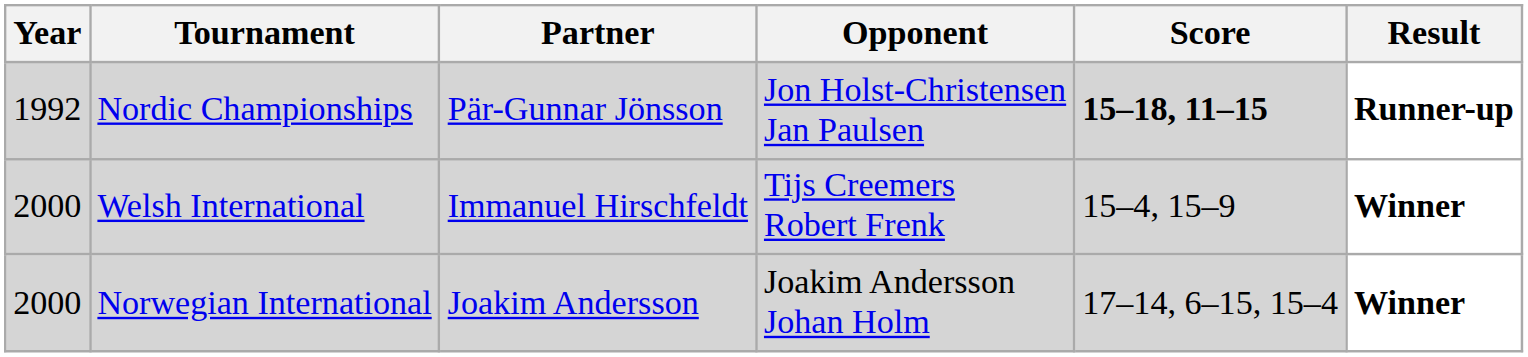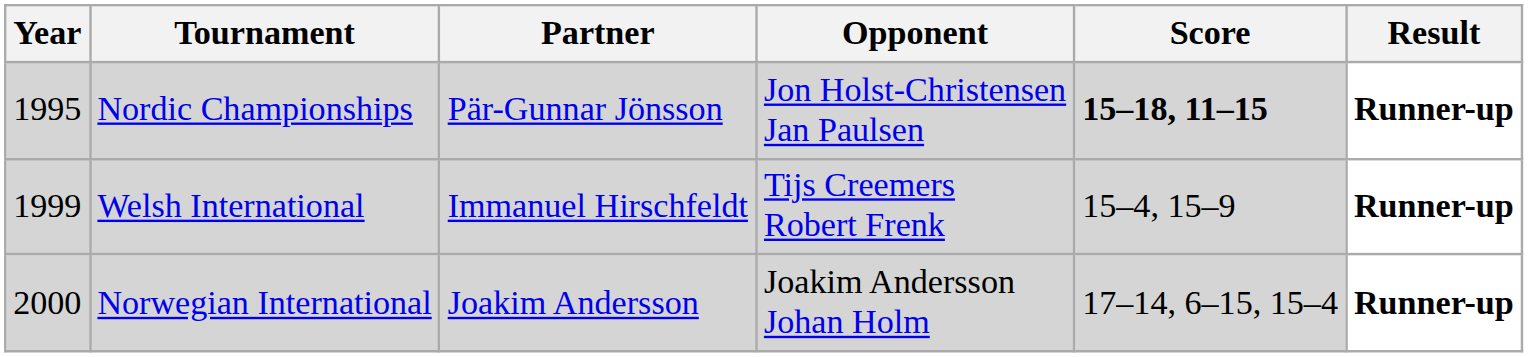(47, 109) 1992 -> (47, 109) 1995
(47, 206) 2000 -> (47, 206) 1999
(1410, 206) Winner -> (1434, 206) Runner-up
(1410, 302) Winner -> (1434, 302) Runner-up
